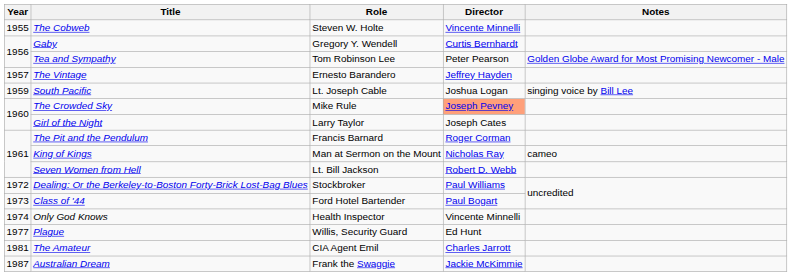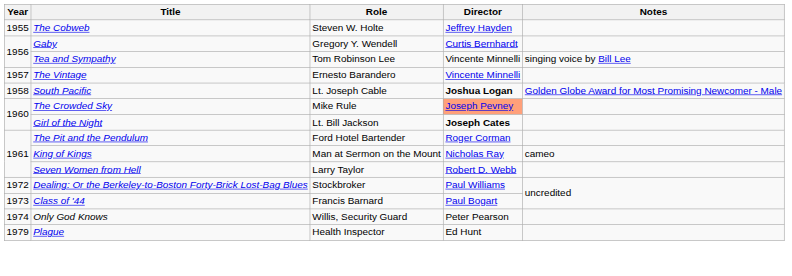(483, 28) Vincente Minnelli -> (479, 28) Jeffrey Hayden
(477, 59) Peter Pearson -> (483, 59) Vincente Minnelli
(656, 59) Golden Globe Award for Most Promising Newcomer - Male -> (578, 59) singing voice by Bill Lee
(479, 75) Jeffrey Hayden -> (483, 75) Vincente Minnelli
(18, 91) 1959 -> (18, 91) 1958
(477, 91) normal -> (479, 91) bold
(580, 91) singing voice by Bill Lee -> (653, 91) Golden Globe Award for Most Promising Newcomer - Male
(338, 122) Larry Taylor -> (345, 122) Lt. Bill Jackson
(476, 122) normal -> (478, 122) bold
(348, 138) Francis Barnard -> (359, 138) Ford Hotel Bartender
(345, 169) Lt. Bill Jackson -> (338, 169) Larry Taylor
(359, 201) Ford Hotel Bartender -> (348, 201) Francis Barnard
(348, 216) Health Inspector -> (360, 216) Willis, Security Guard
(483, 216) Vincente Minnelli -> (477, 216) Peter Pearson
(18, 232) 1977 -> (18, 232) 1979
(360, 232) Willis, Security Guard -> (348, 232) Health Inspector
- row: (62, 248)
- row: (72, 264)
